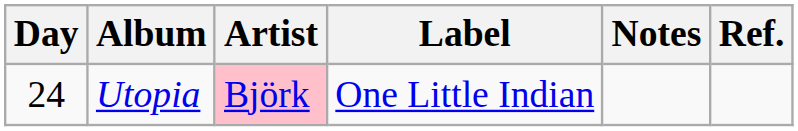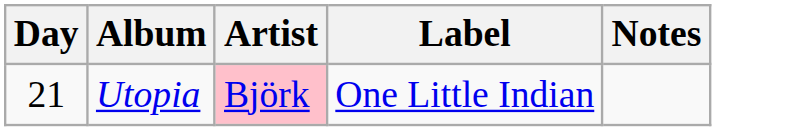- column: (752, 34)
(46, 93) 24 -> (46, 93) 21
